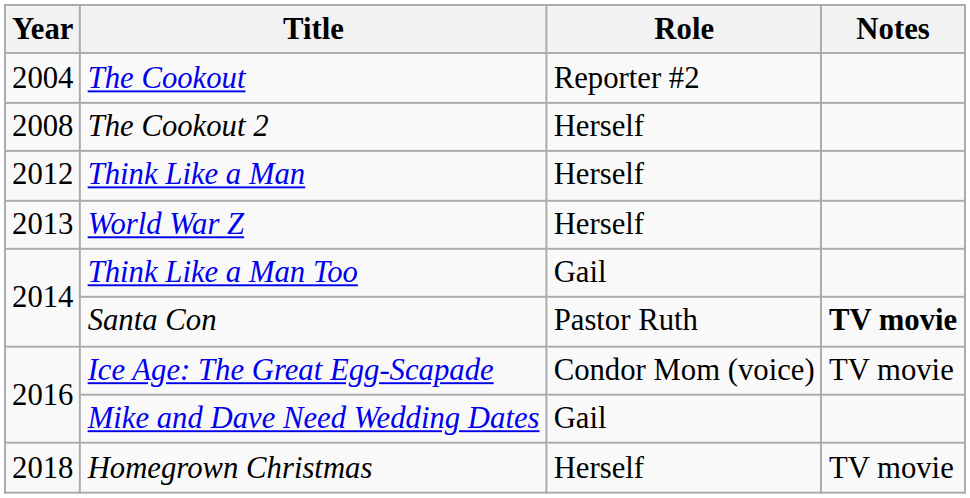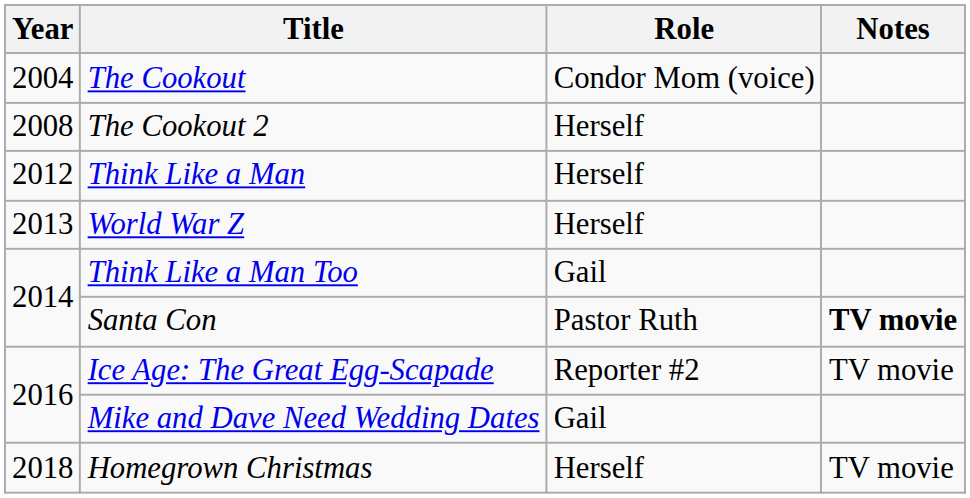(627, 77) Reporter #2 -> (684, 77) Condor Mom (voice)
(684, 369) Condor Mom (voice) -> (627, 369) Reporter #2
